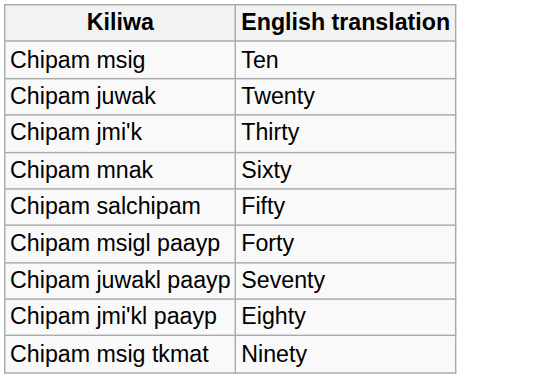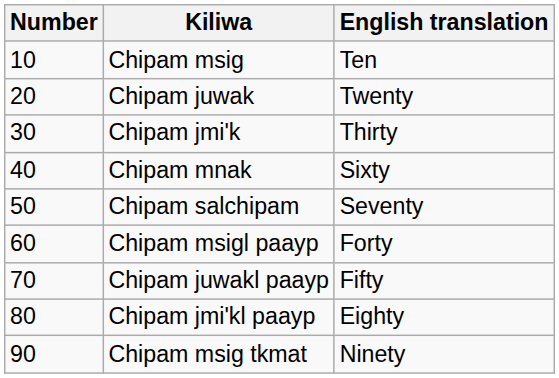+ column: (54, 22)
(263, 206) Fifty -> (382, 206) Seventy
(283, 280) Seventy -> (362, 280) Fifty
